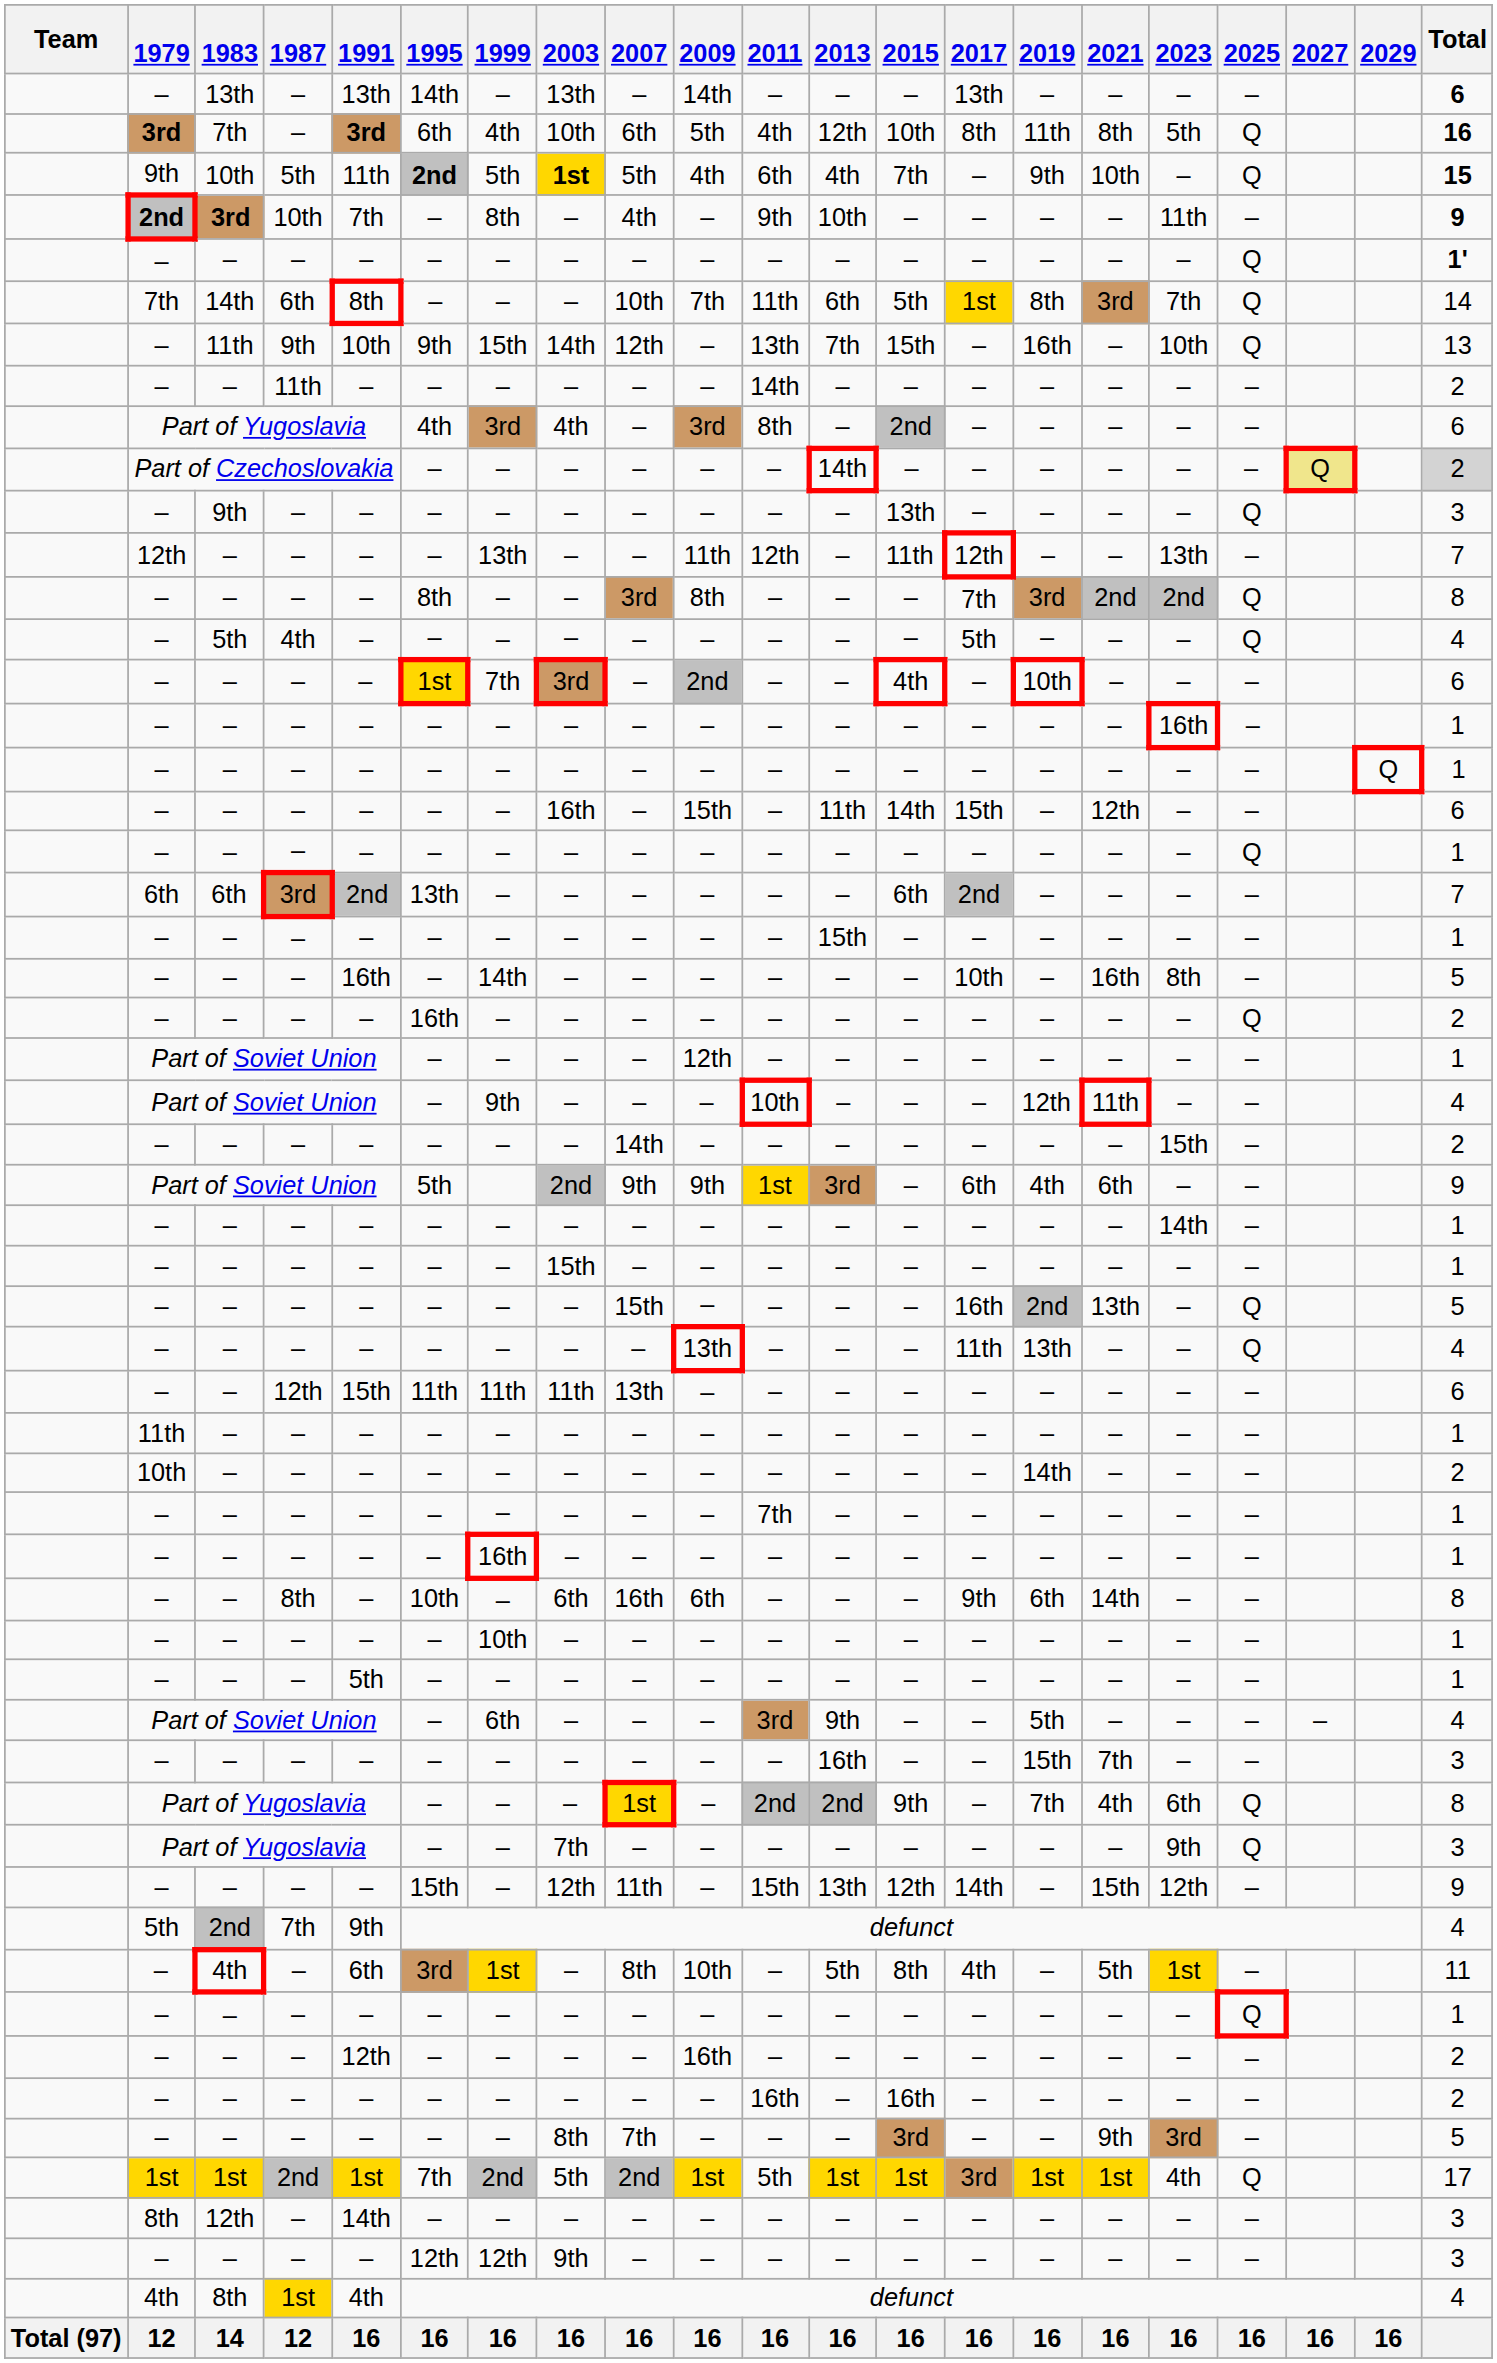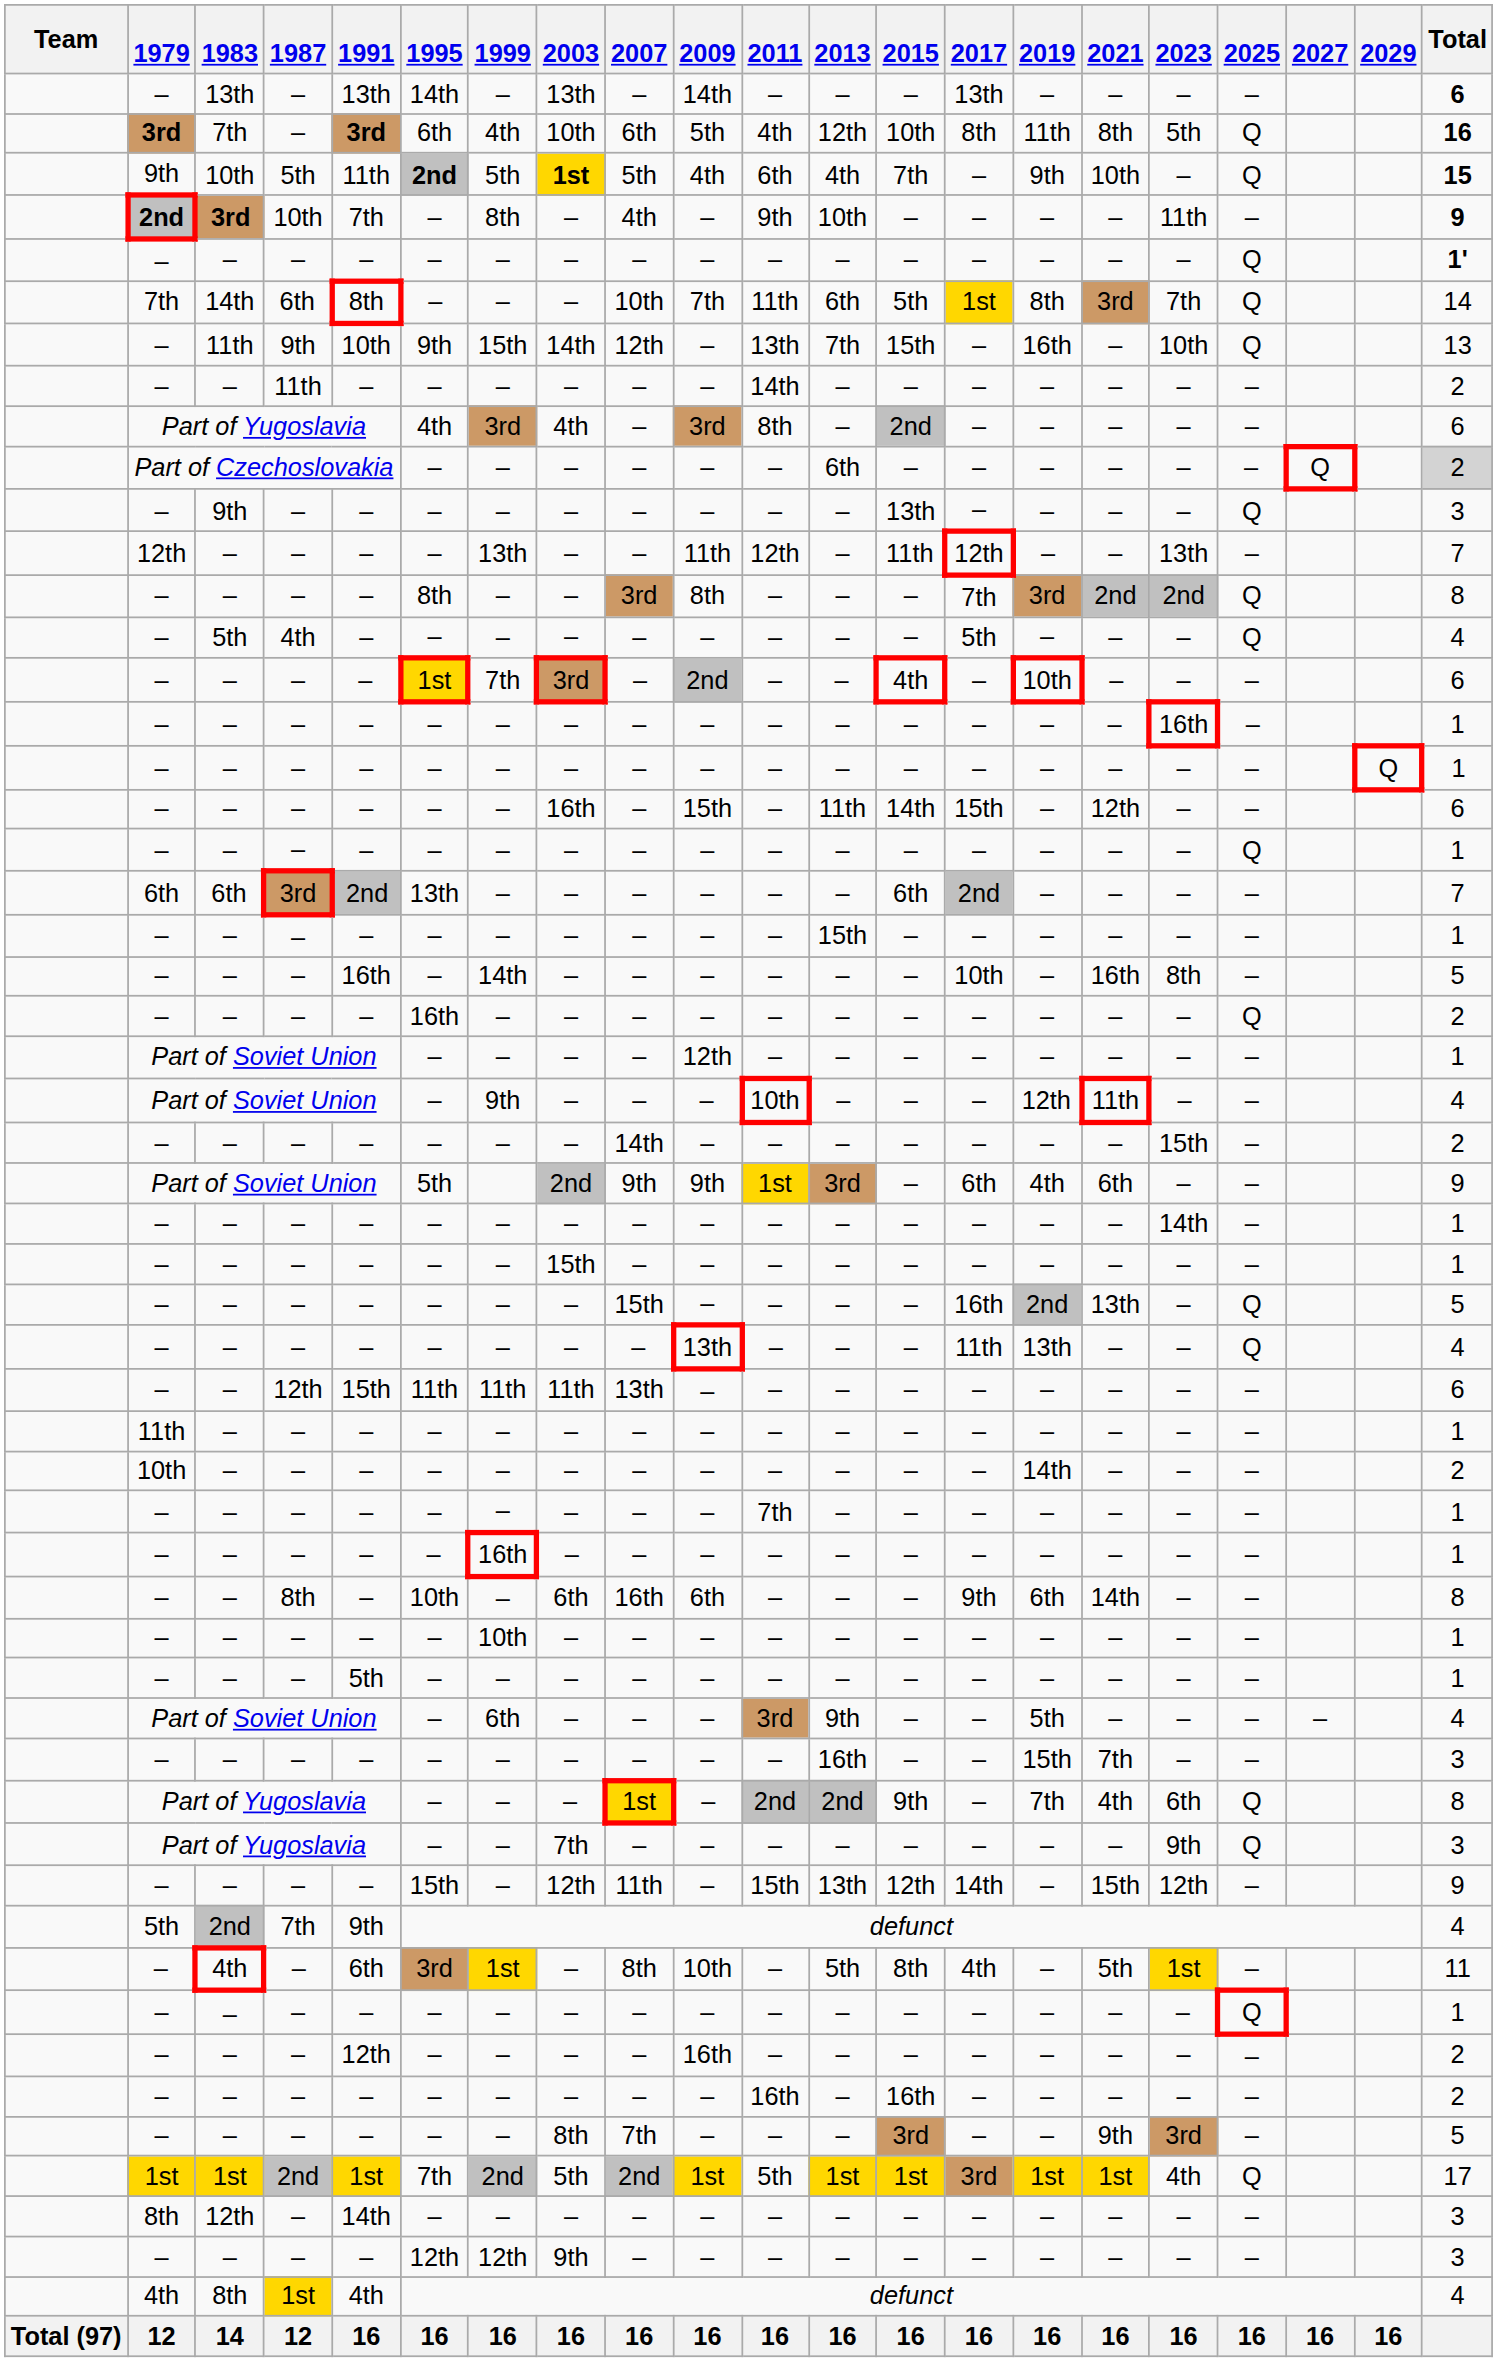(842, 470) 14th -> (842, 468) 6th
(1320, 470) khaki background -> (1320, 468) no background
